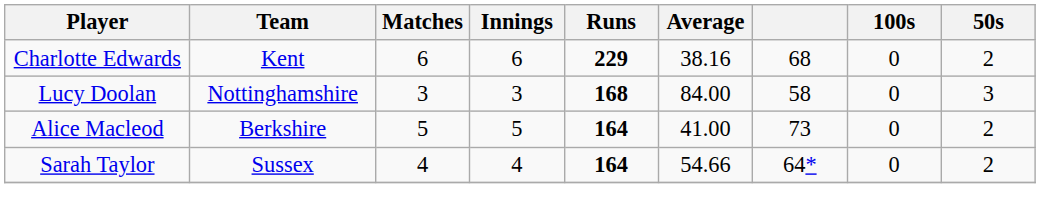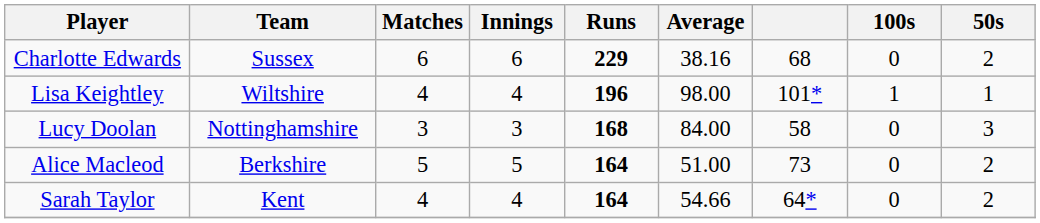(283, 57) Kent -> (283, 57) Sussex
+ row: (97, 93)
(705, 128) 41.00 -> (705, 164) 51.00
(283, 164) Sussex -> (283, 199) Kent
